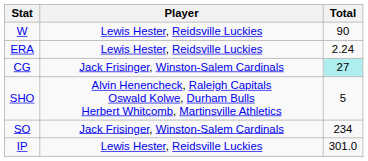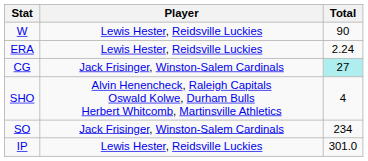(343, 98) 5 -> (343, 98) 4
